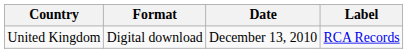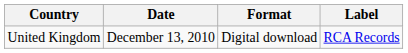columns swapped: (263, 15) <-> (155, 15)
